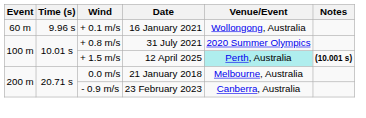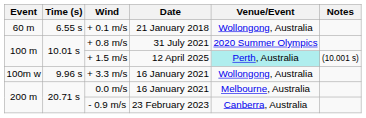(62, 27) 9.96 s -> (69, 27) 6.55 s
(166, 27) 16 January 2021 -> (173, 27) 21 January 2018
(334, 58) bold -> (340, 59) normal
+ row: (107, 74)
(166, 74) 21 January 2018 -> (173, 89) 16 January 2021
